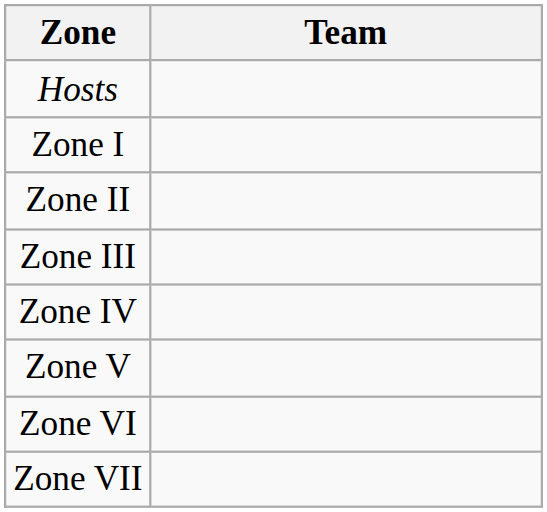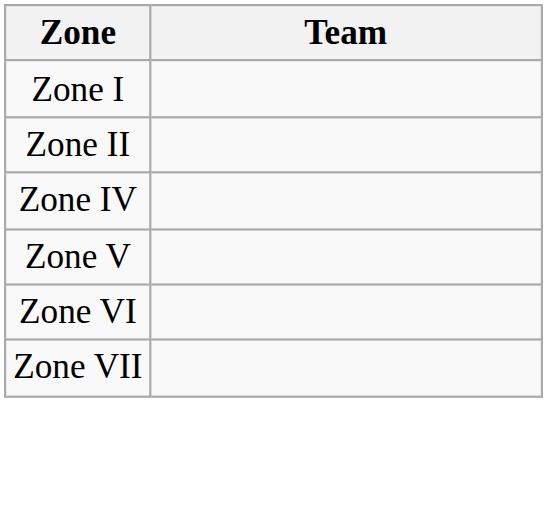- row: (78, 88)
- row: (78, 255)
